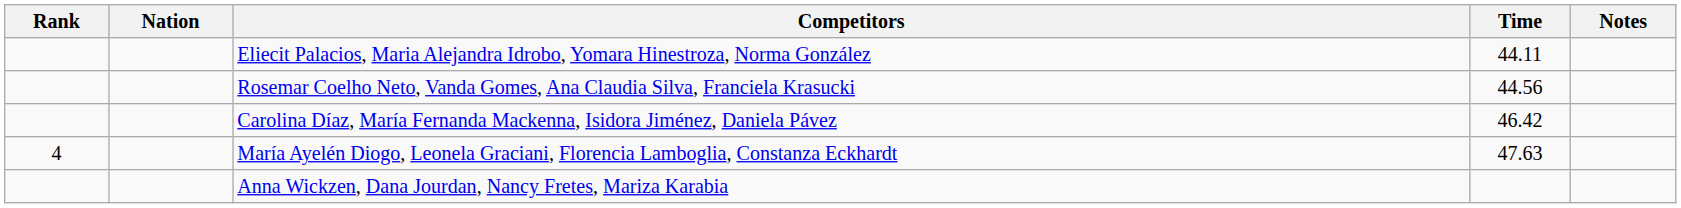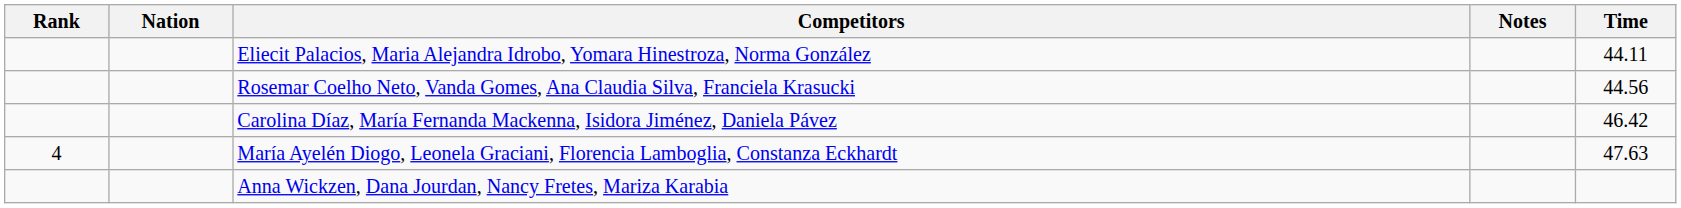columns swapped: (1520, 21) <-> (1623, 21)
